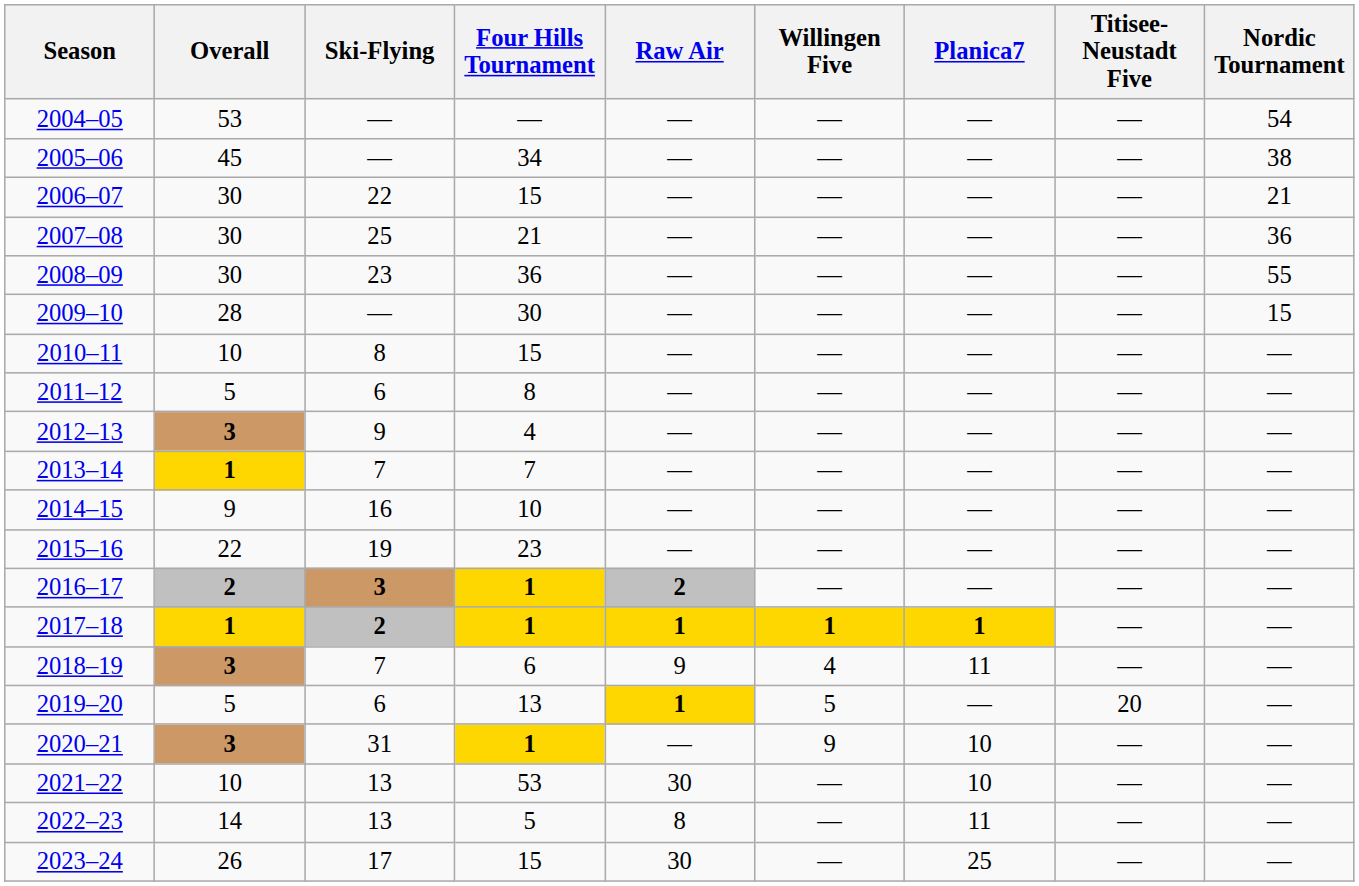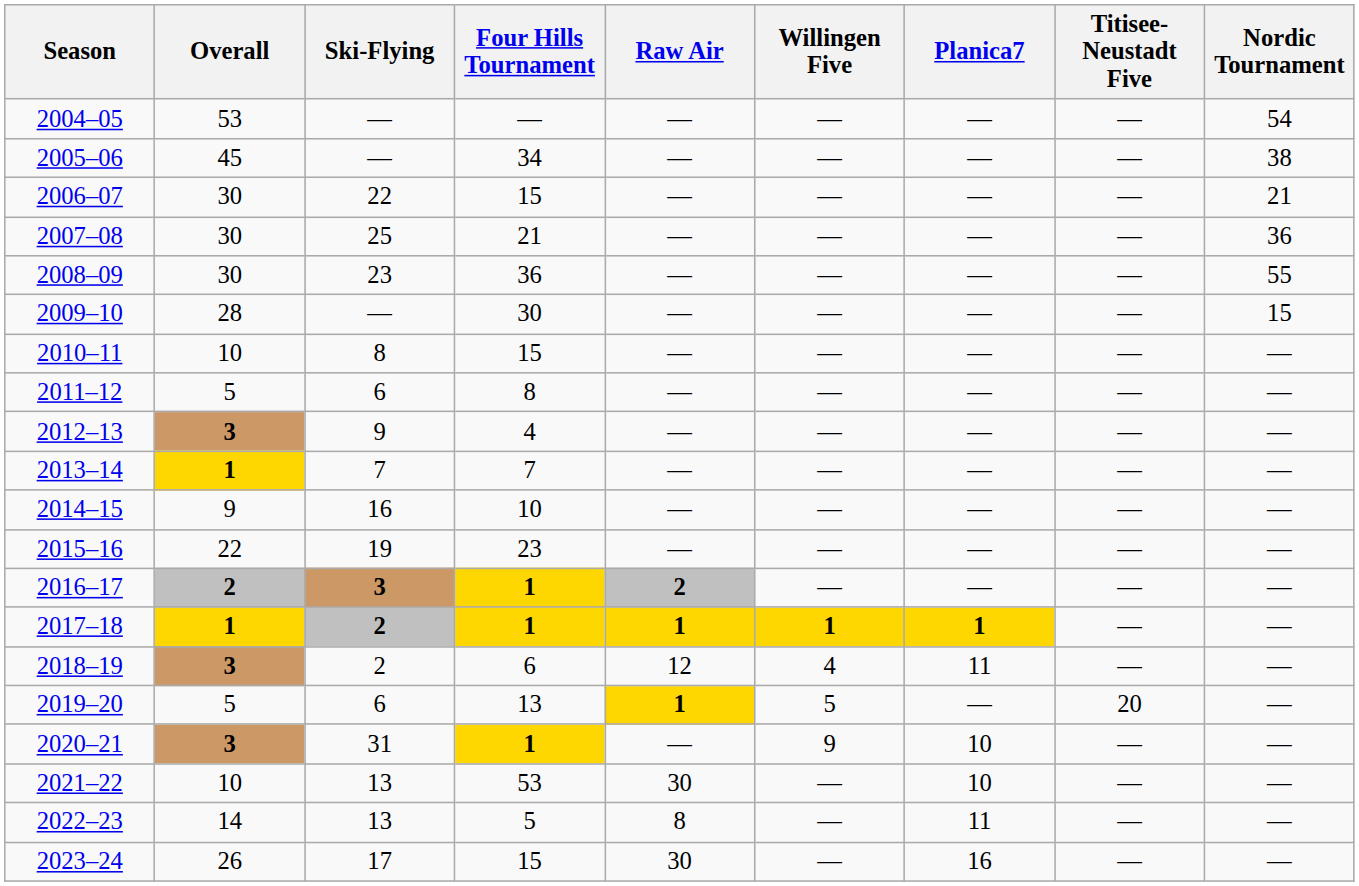(380, 665) 7 -> (380, 665) 2
(680, 665) 9 -> (680, 665) 12
(979, 861) 25 -> (979, 861) 16
